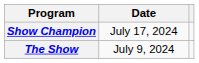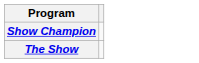- column: (144, 13)
